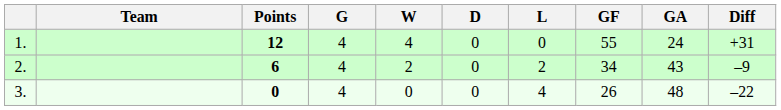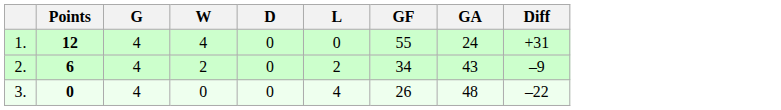- column: (139, 17)
